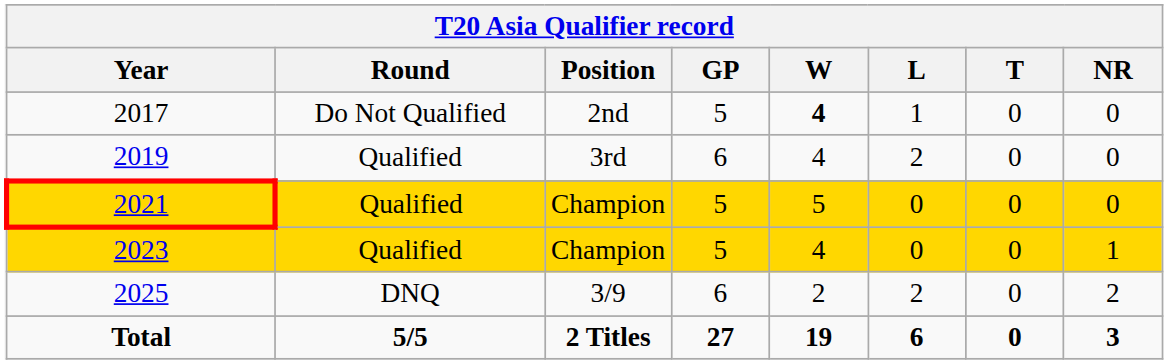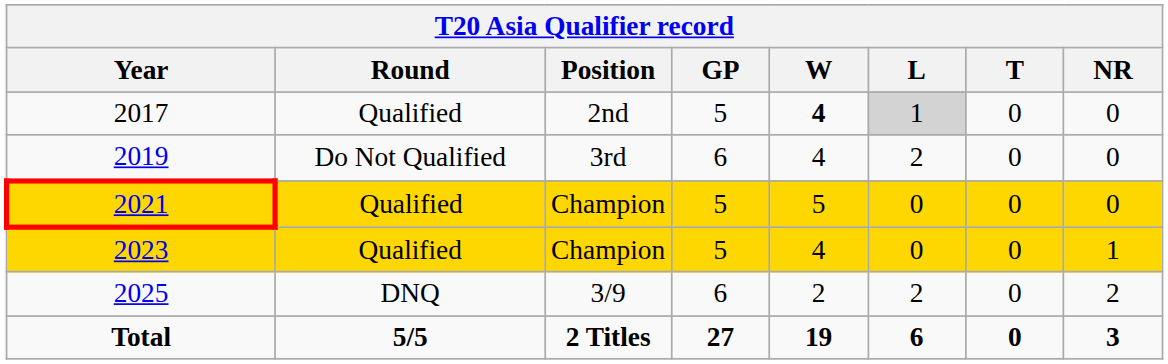(410, 112) Do Not Qualified -> (410, 112) Qualified
(917, 112) no background -> (917, 112) lightgrey background
(410, 157) Qualified -> (410, 157) Do Not Qualified
